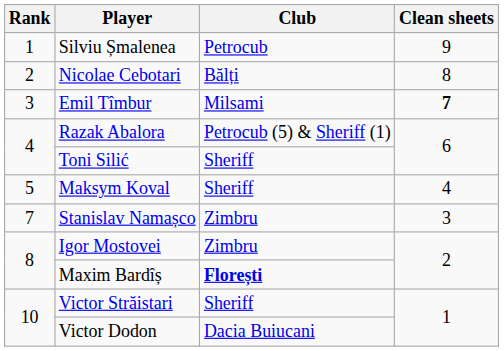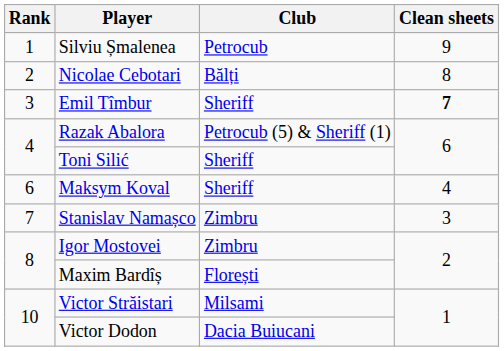(234, 103) Milsami -> (229, 103) Sheriff
(30, 189) 5 -> (30, 189) 6
(233, 274) bold -> (231, 274) normal
(229, 302) Sheriff -> (234, 302) Milsami
